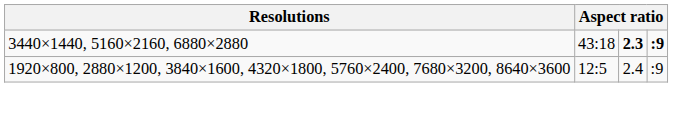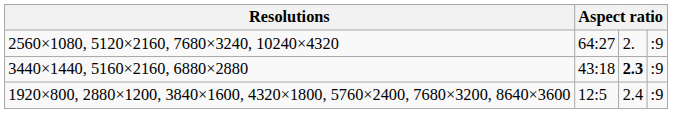+ row: (174, 43)
(657, 43) bold -> (657, 69) normal
